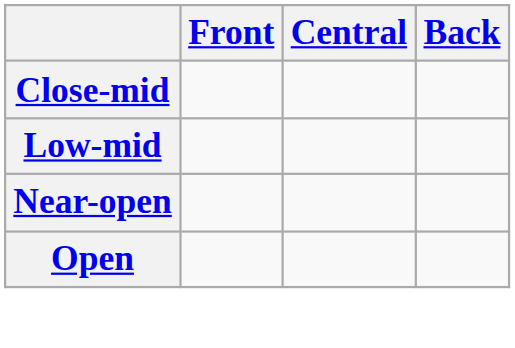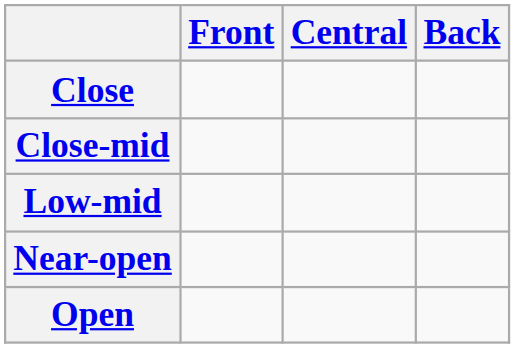+ row: (93, 88)
